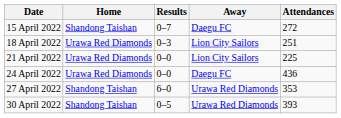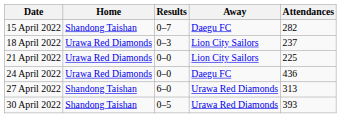(290, 27) 272 -> (290, 27) 282
(290, 43) 251 -> (290, 43) 237
(290, 89) 353 -> (290, 89) 313
